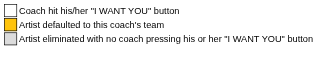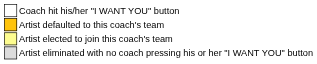+ row: (96, 39)
